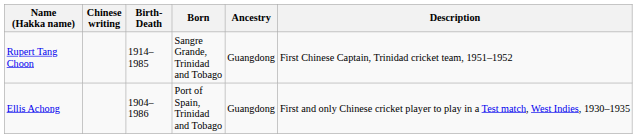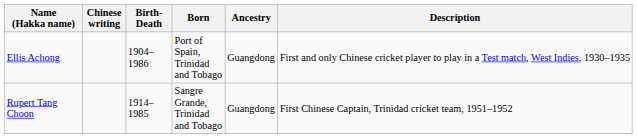rows swapped: (33, 108) <-> (32, 57)
